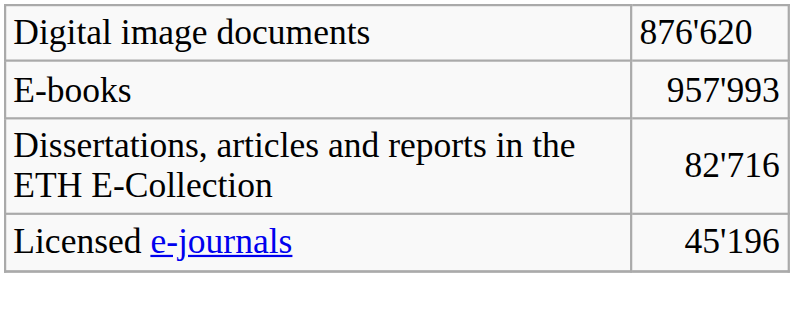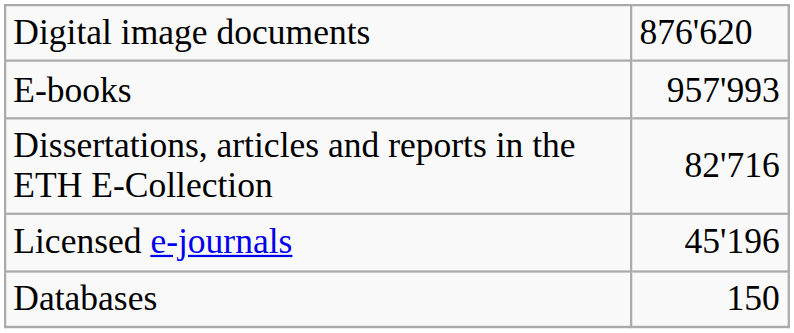+ row: (85, 297)
